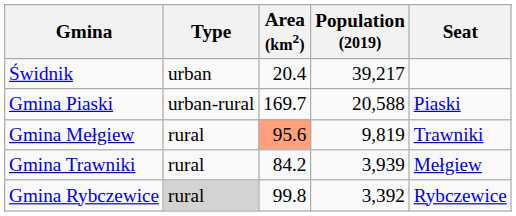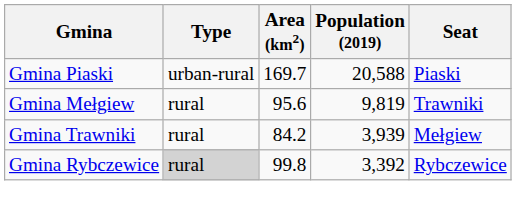- row: (41, 73)
(290, 134) lightsalmon background -> (290, 103) no background
